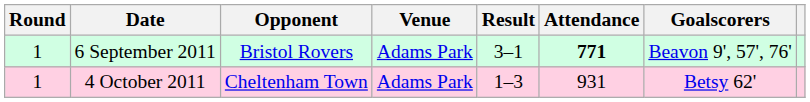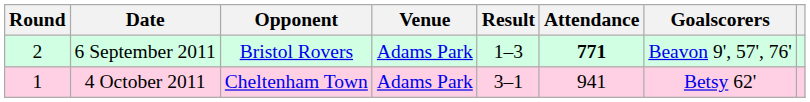(37, 50) 1 -> (37, 50) 2
(508, 50) 3–1 -> (508, 50) 1–3
(508, 81) 1–3 -> (508, 81) 3–1
(592, 81) 931 -> (592, 81) 941
